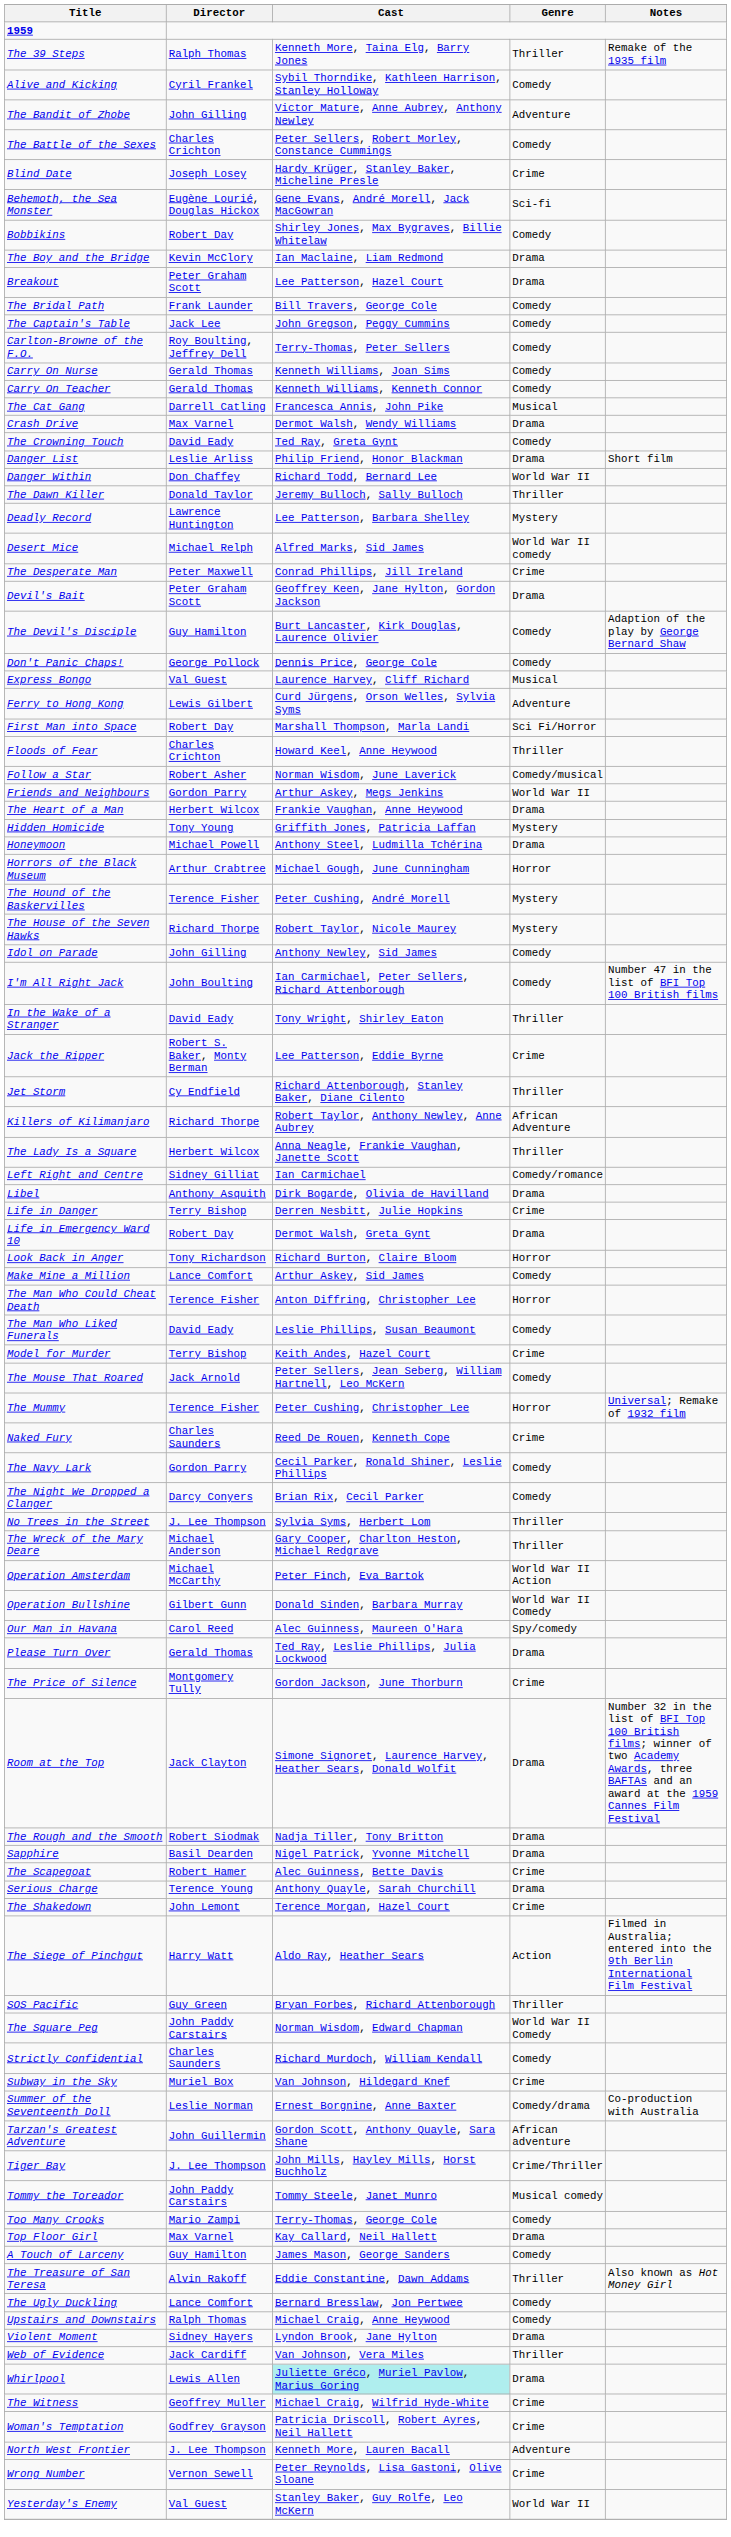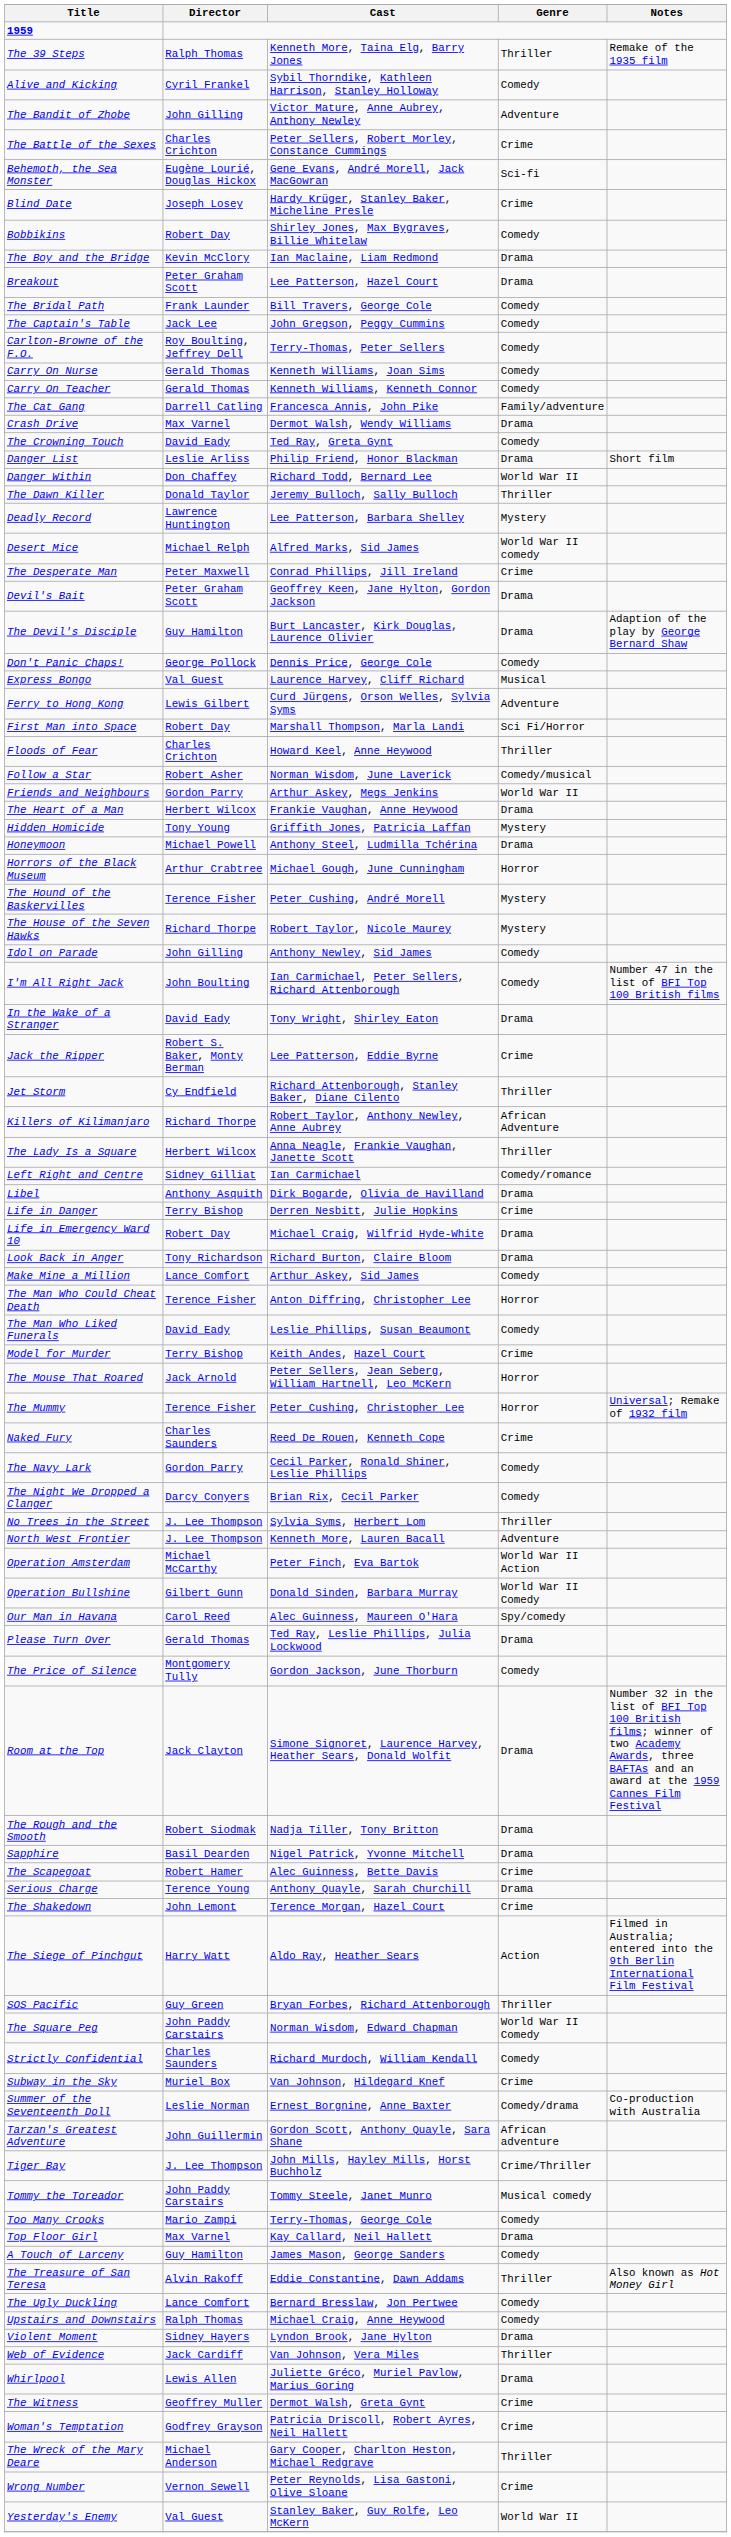(532, 145) Comedy -> (517, 145) Crime
rows swapped: (62, 205) <-> (39, 175)
(535, 407) Musical -> (553, 407) Family/adventure
(532, 632) Comedy -> (517, 632) Drama
(538, 1019) Thriller -> (517, 1019) Drama
(353, 1235) Dermot Walsh, Greta Gynt -> (377, 1235) Michael Craig, Wilfrid Hyde-White
(532, 1259) Horror -> (517, 1259) Drama
(532, 1378) Comedy -> (520, 1378) Horror
rows swapped: (69, 2451) <-> (75, 1545)
(528, 1683) Crime -> (520, 1671) Comedy
(372, 2379) paleturquoise background -> (367, 2379) no background
(382, 2403) Michael Craig, Wilfrid Hyde-White -> (348, 2403) Dermot Walsh, Greta Gynt
